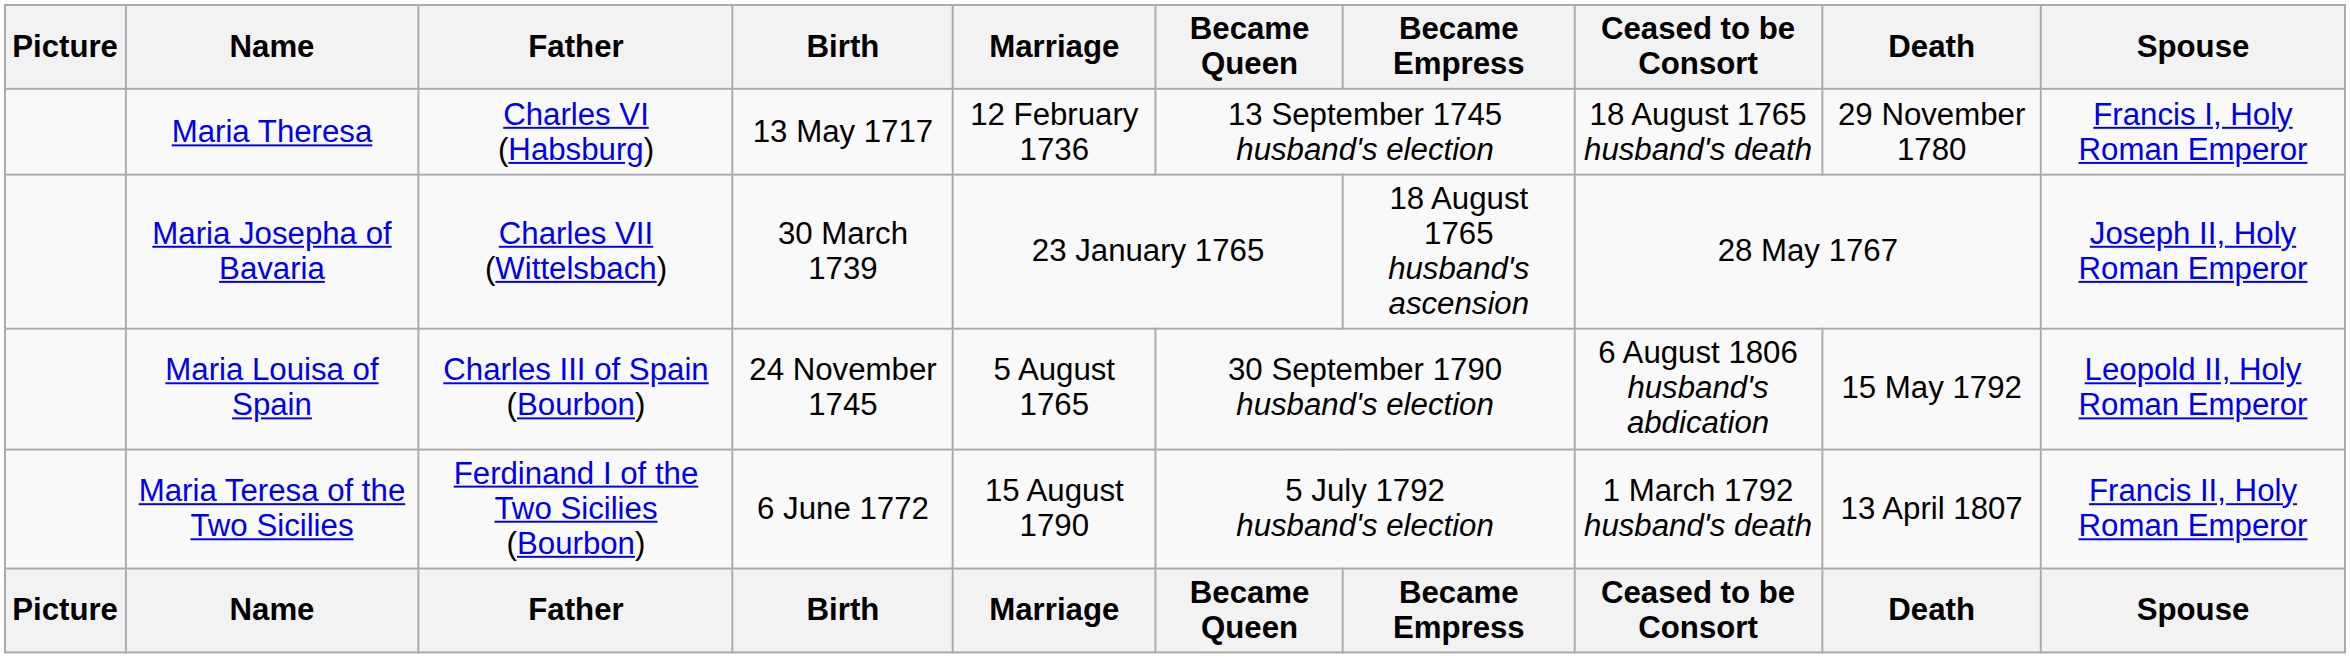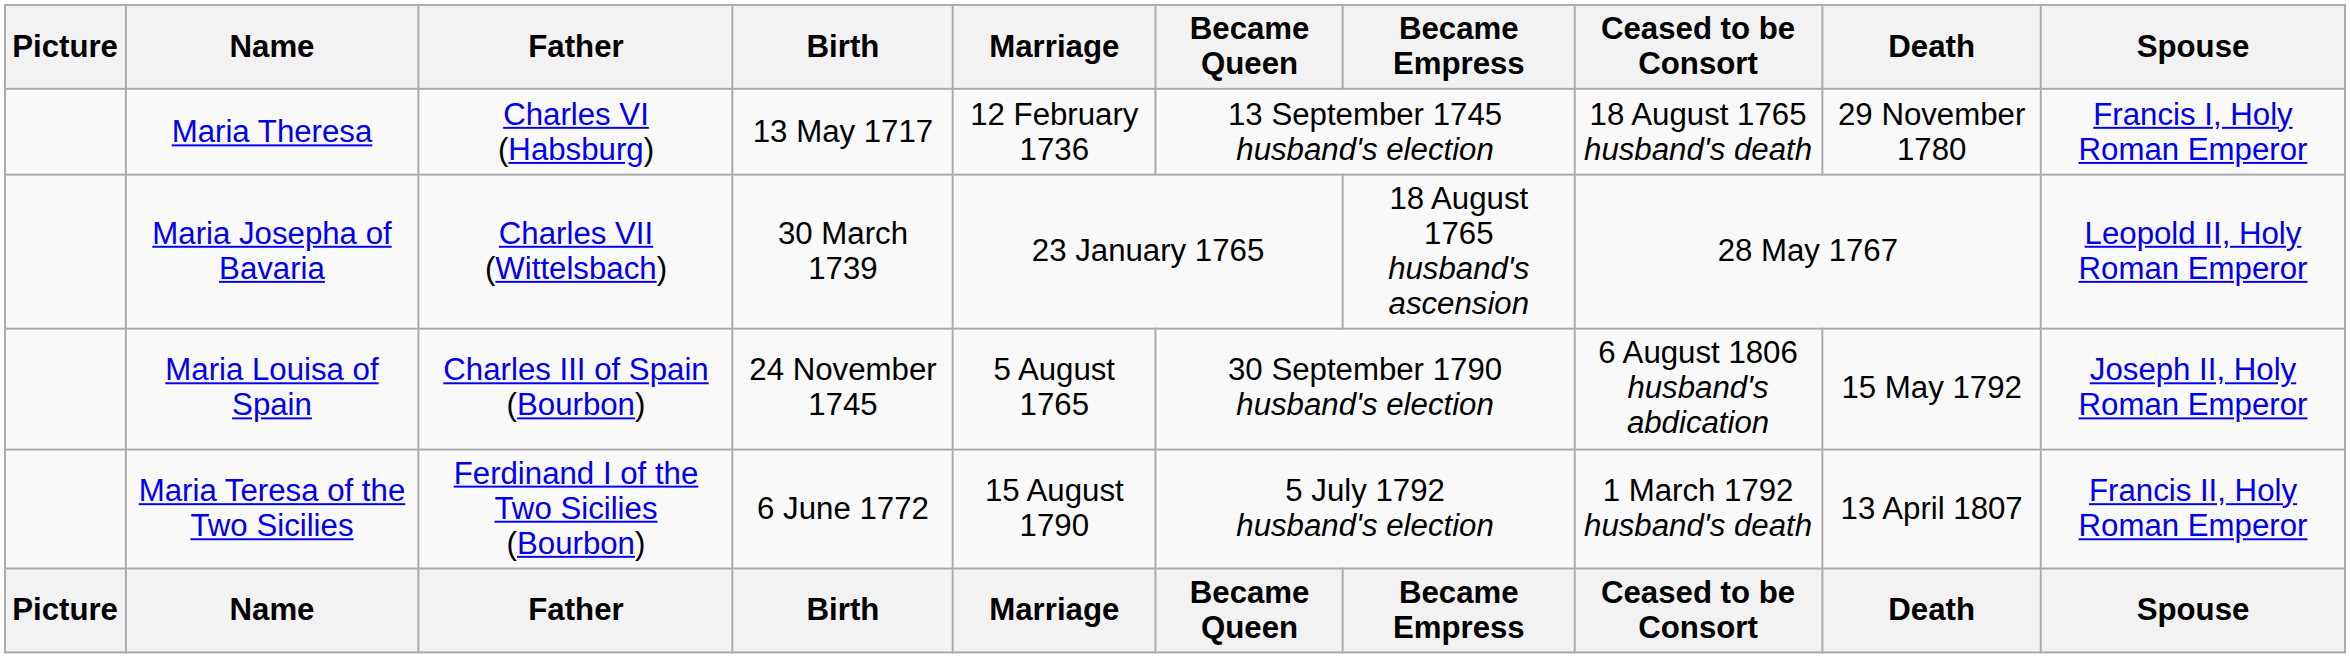(2193, 251) Joseph II, Holy Roman Emperor -> (2193, 251) Leopold II, Holy Roman Emperor
(2193, 388) Leopold II, Holy Roman Emperor -> (2193, 388) Joseph II, Holy Roman Emperor
